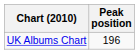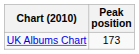(111, 40) 196 -> (111, 40) 173
